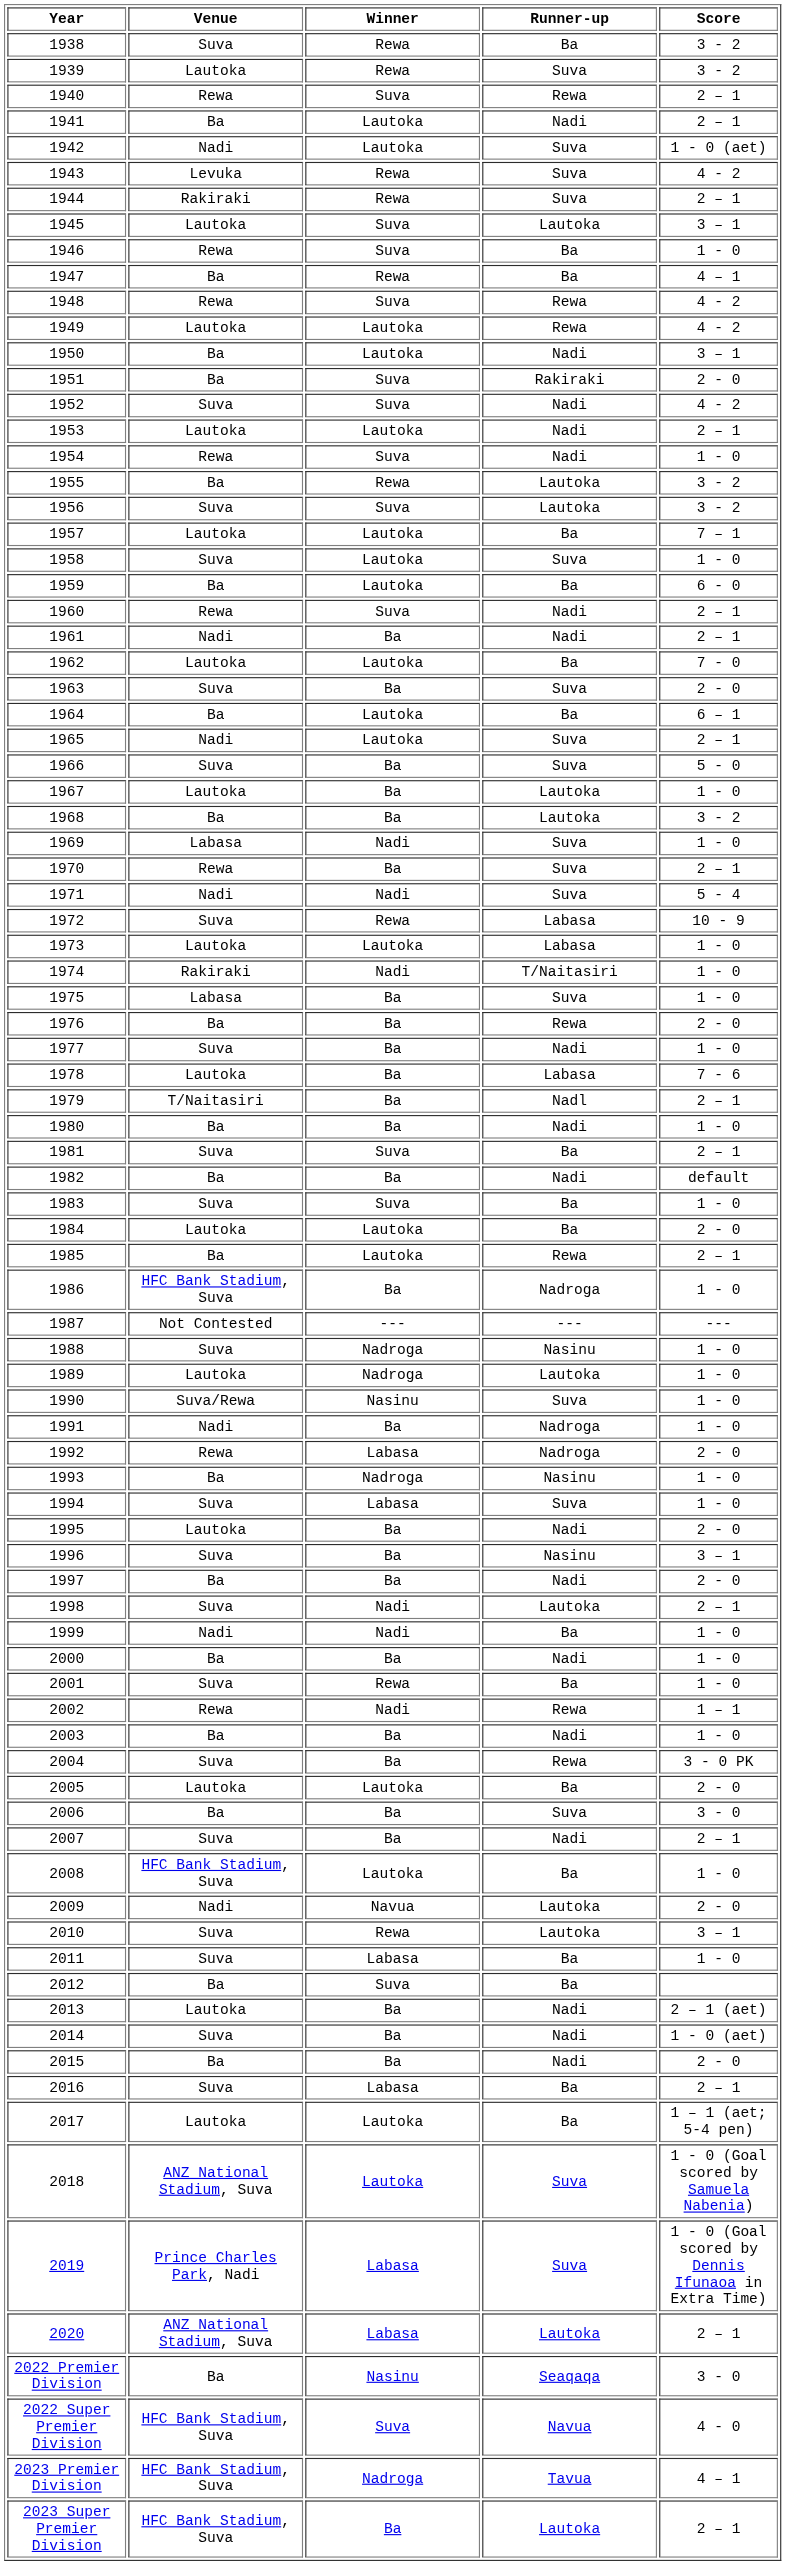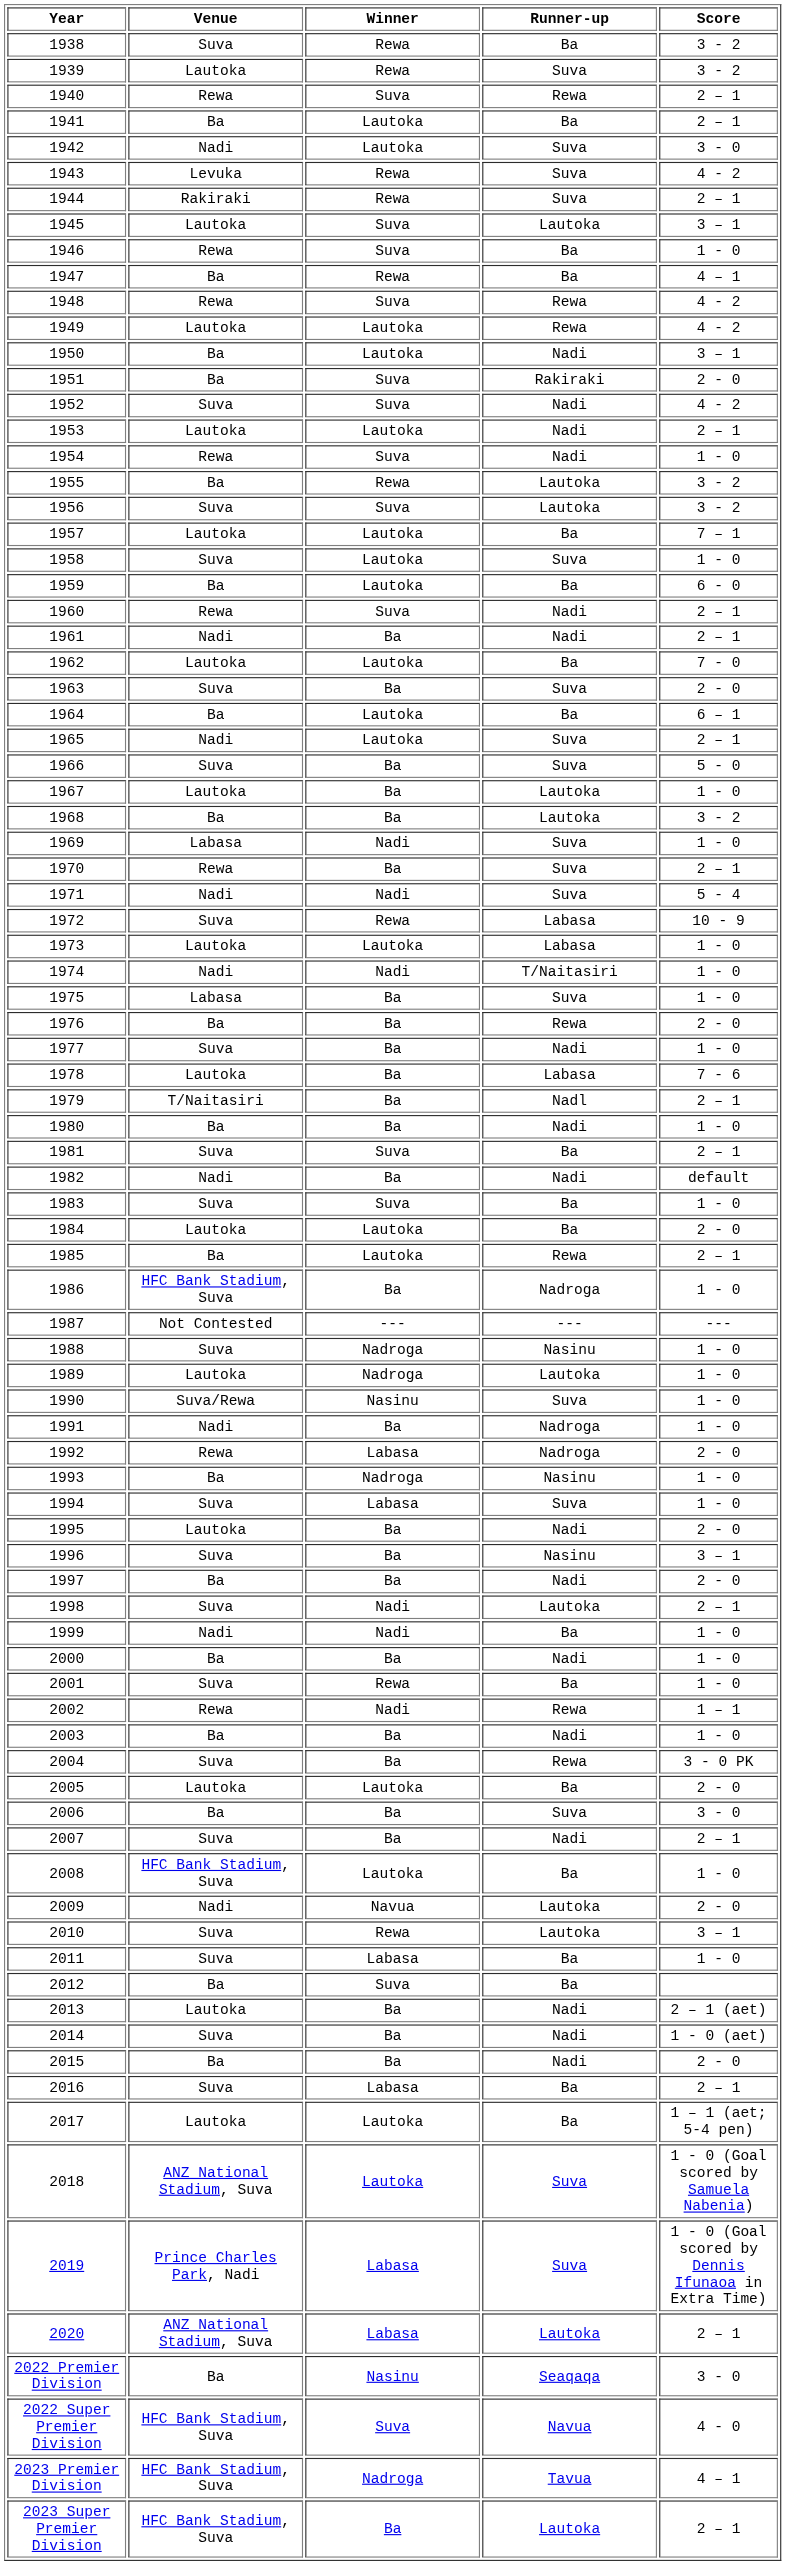(570, 122) Nadi -> (570, 122) Ba
(719, 148) 1 - 0 (aet) -> (719, 148) 3 - 0
(216, 972) Rakiraki -> (216, 972) Nadi
(216, 1178) Ba -> (216, 1178) Nadi
